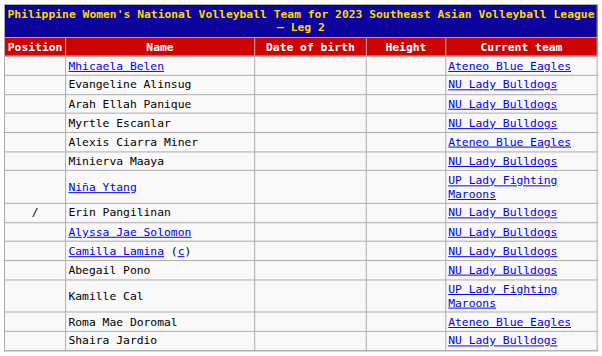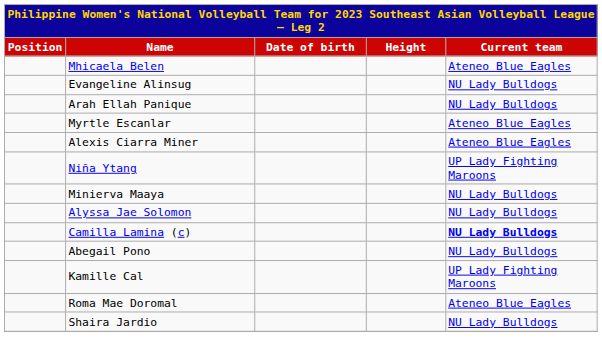(503, 123) NU Lady Bulldogs -> (510, 123) Ateneo Blue Eagles
rows swapped: (116, 161) <-> (103, 187)
- row: (120, 212)
(503, 251) normal -> (503, 232) bold
